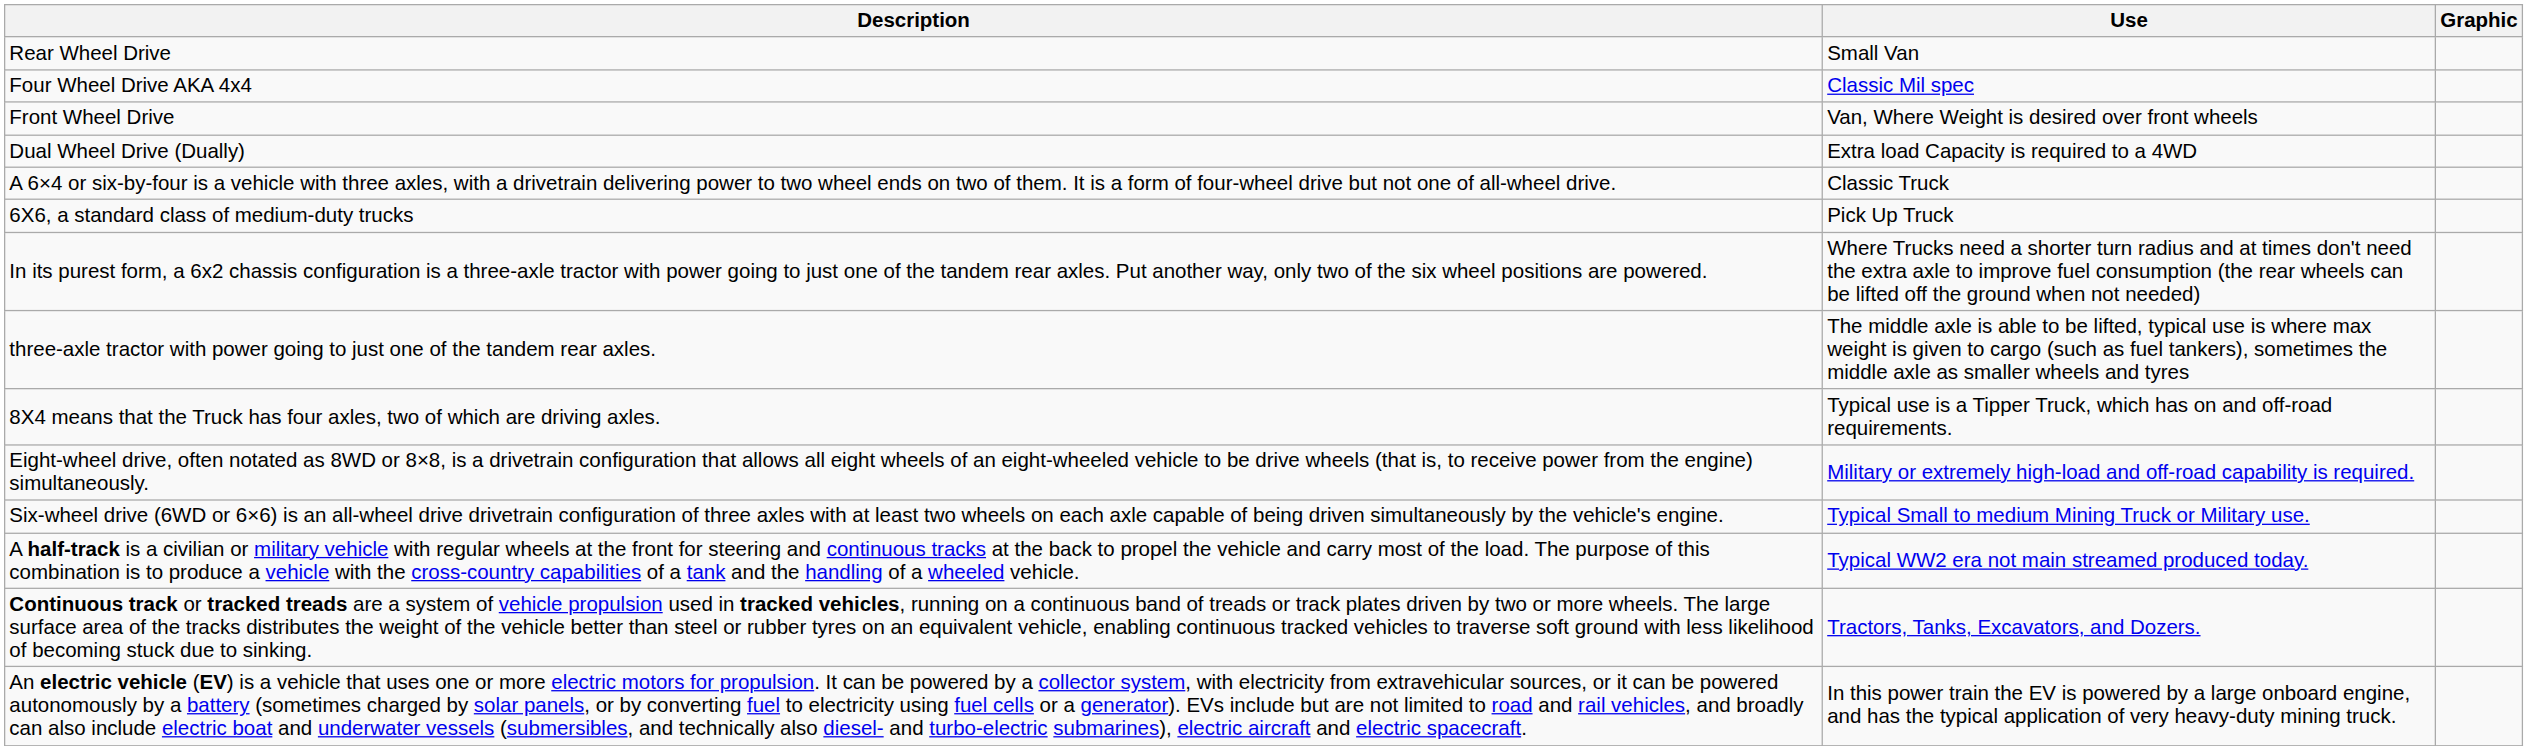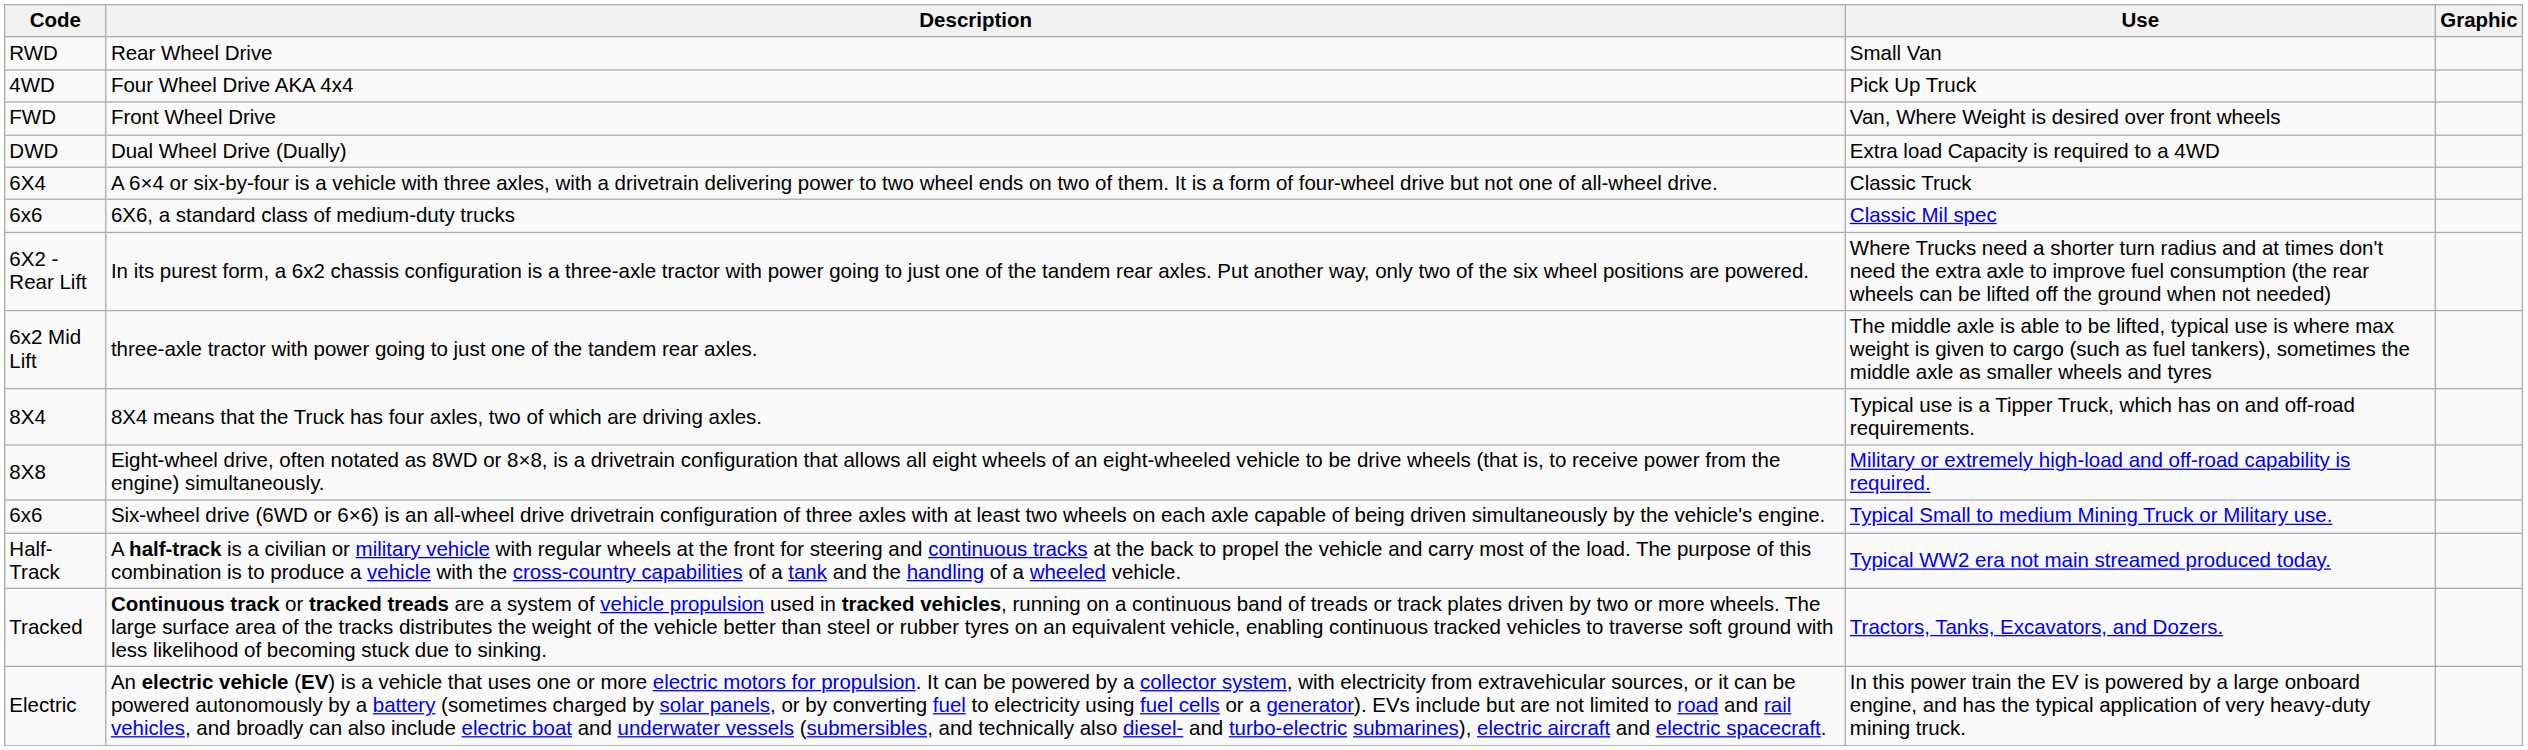+ column: (55, 20)
(1901, 85) Classic Mil spec -> (1913, 85) Pick Up Truck
(1890, 215) Pick Up Truck -> (1923, 215) Classic Mil spec
